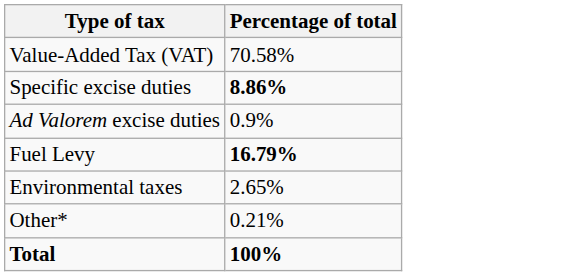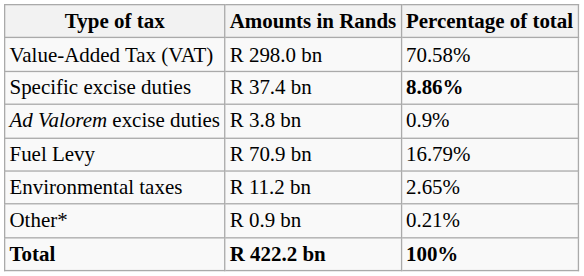+ column: (313, 21)
(264, 154) bold -> (438, 154) normal
